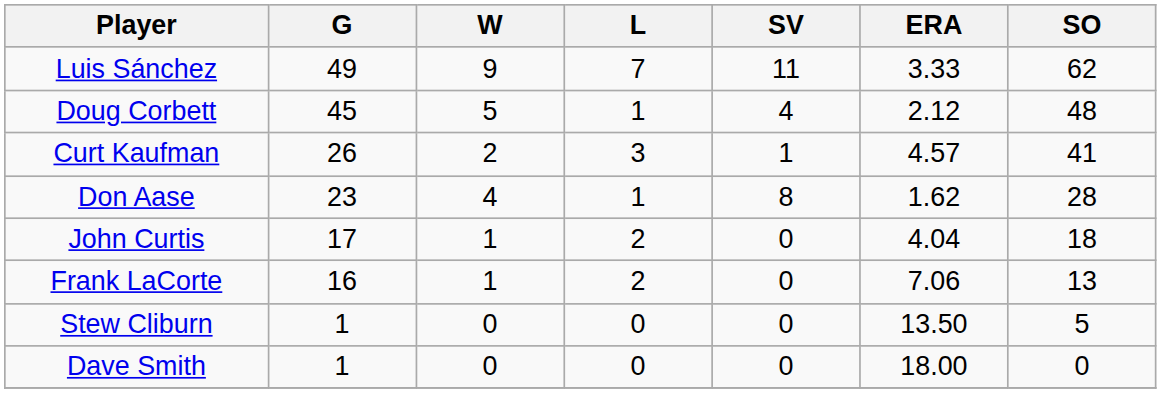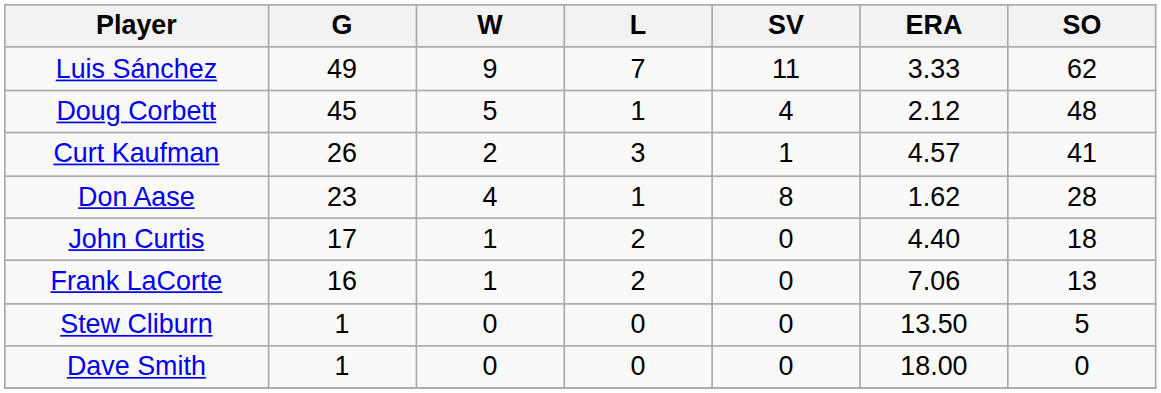(934, 238) 4.04 -> (934, 238) 4.40
